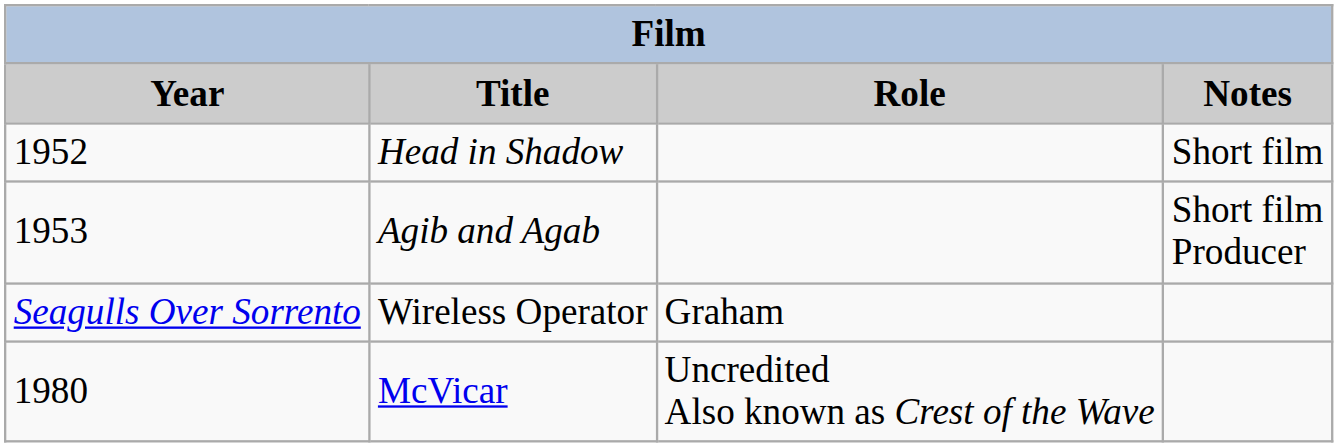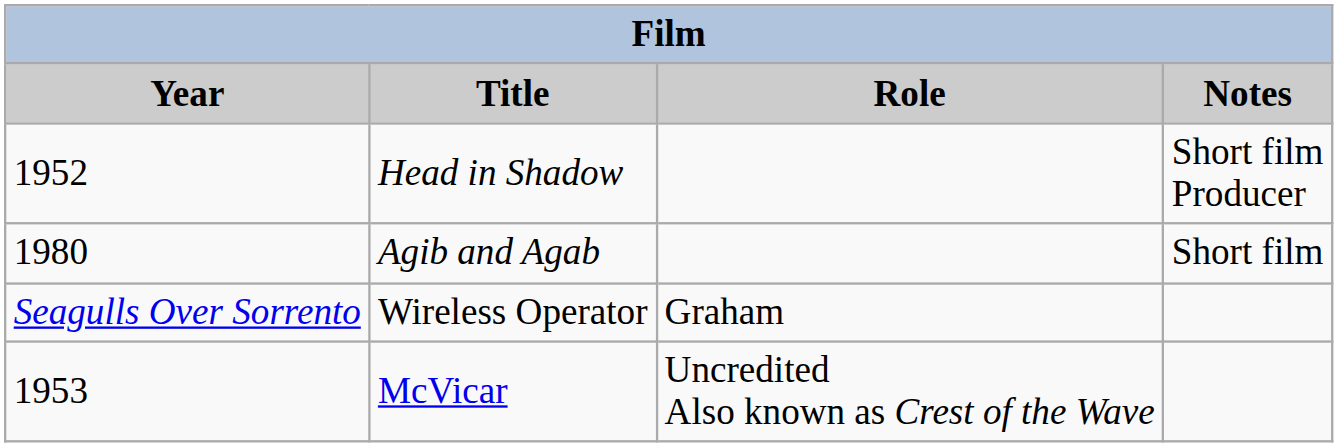(1248, 151) Short film -> (1248, 172) Short film Producer
(51, 231) 1953 -> (51, 252) 1980
(1248, 231) Short film Producer -> (1248, 252) Short film
(51, 390) 1980 -> (51, 390) 1953
